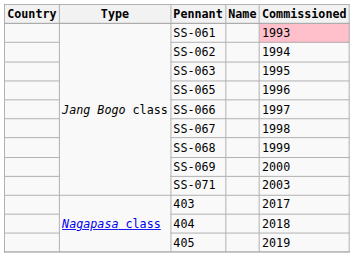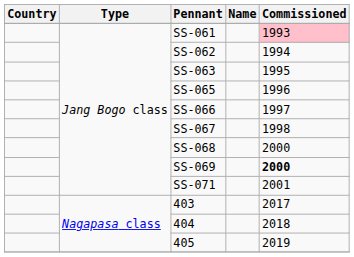(276, 147) 1999 -> (276, 147) 2000
(276, 167) normal -> (276, 167) bold
(276, 186) 2003 -> (276, 186) 2001
